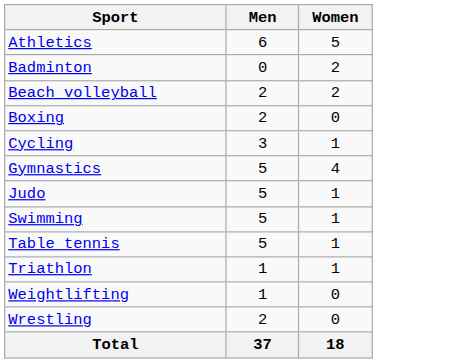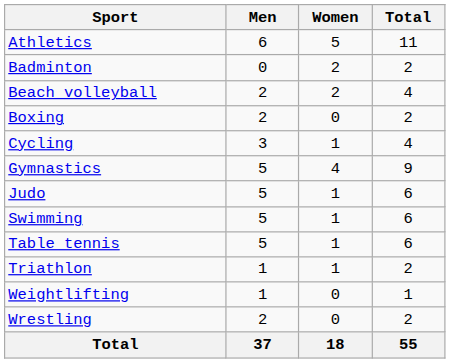+ column: (408, 17)
